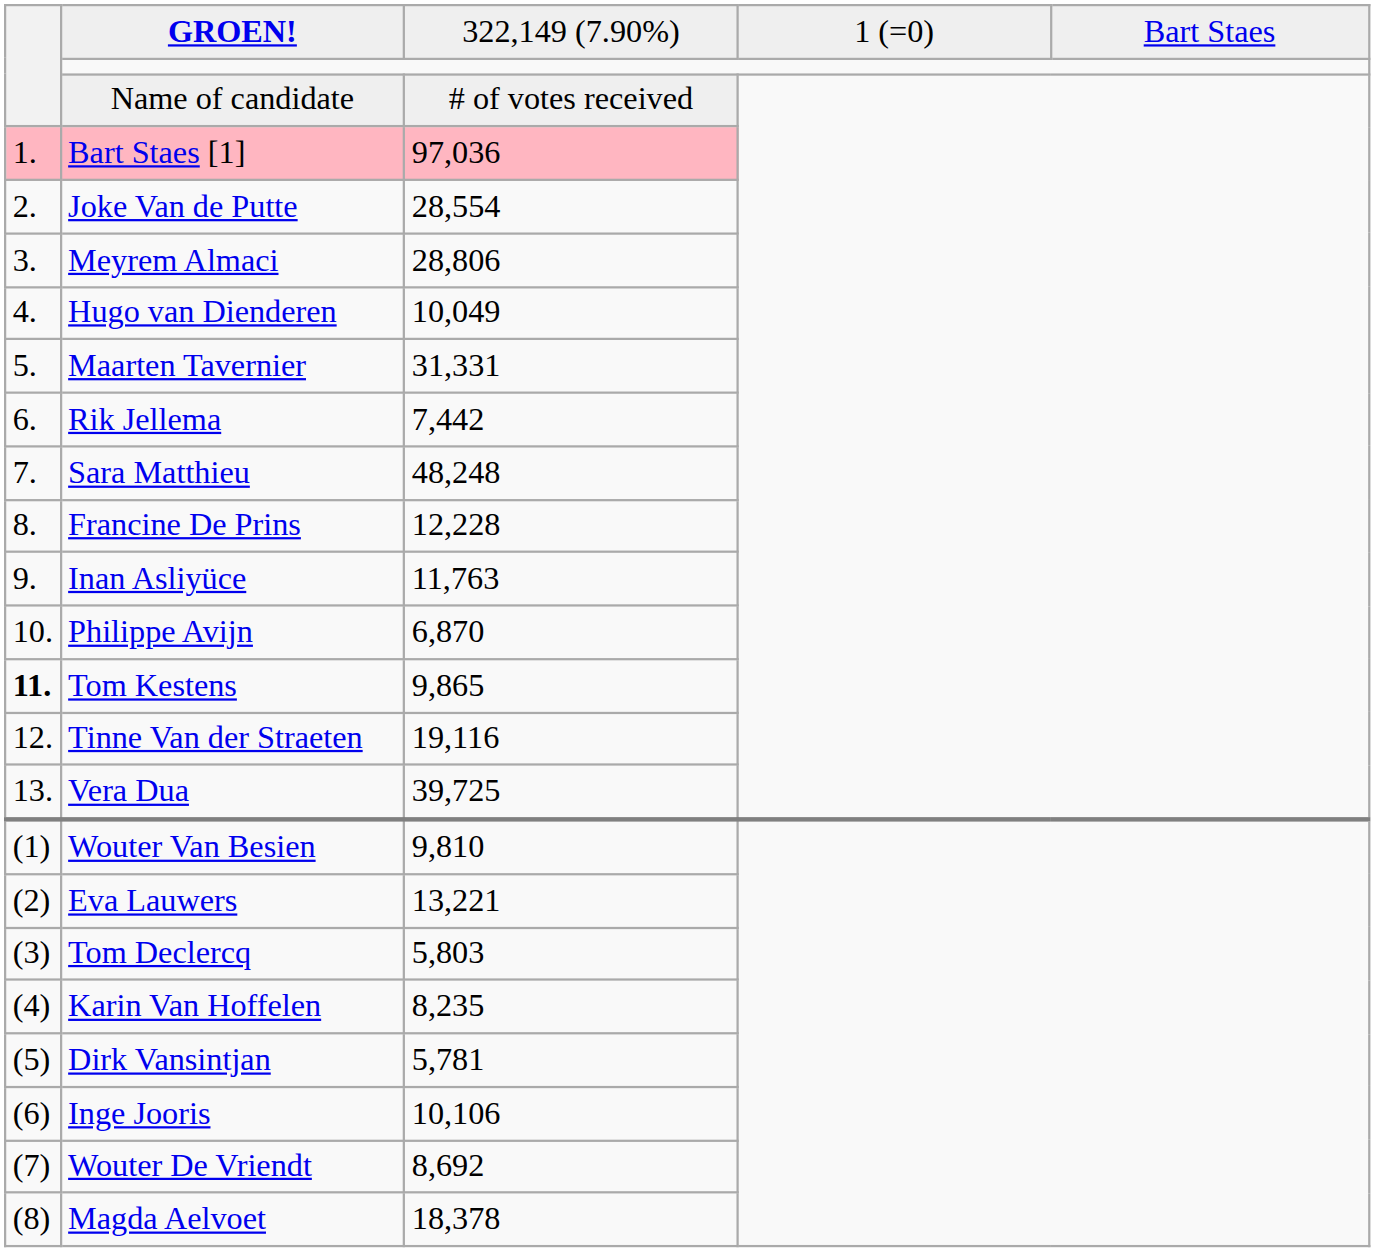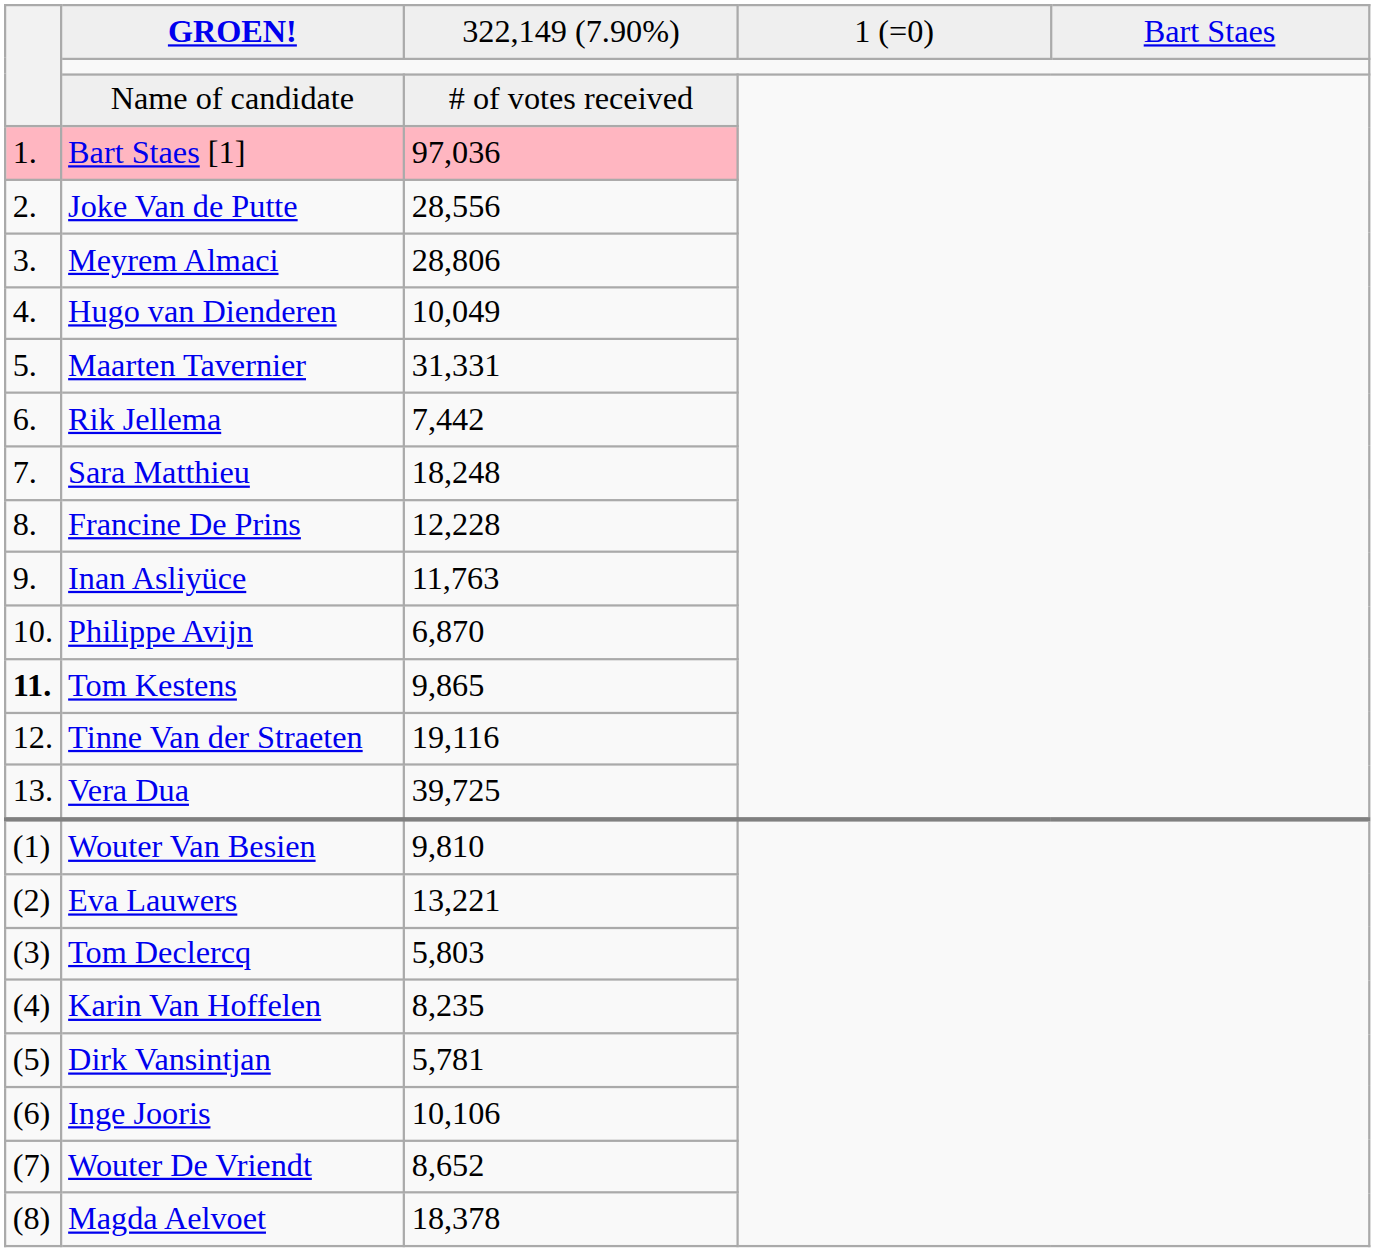(456, 206) 28,554 -> (456, 206) 28,556
(456, 472) 48,248 -> (456, 472) 18,248
(448, 1166) 8,692 -> (448, 1166) 8,652
